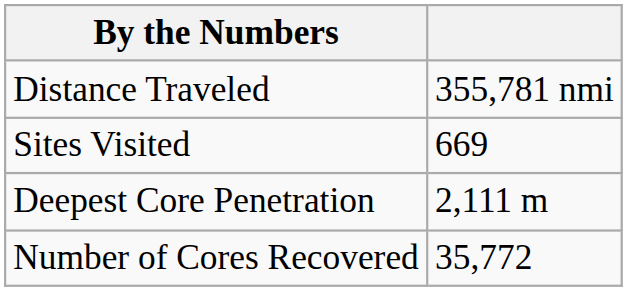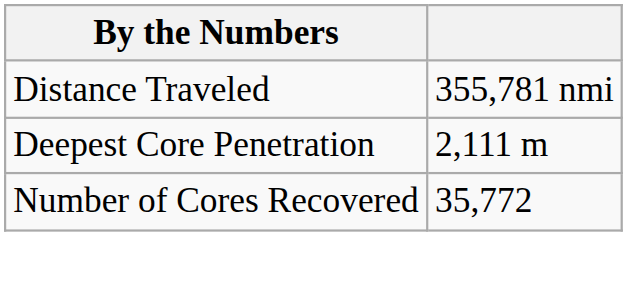- row: (102, 144)
